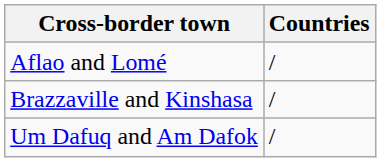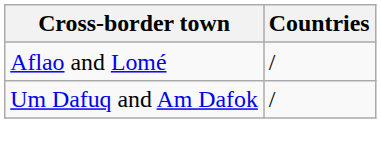- row: (131, 99)
